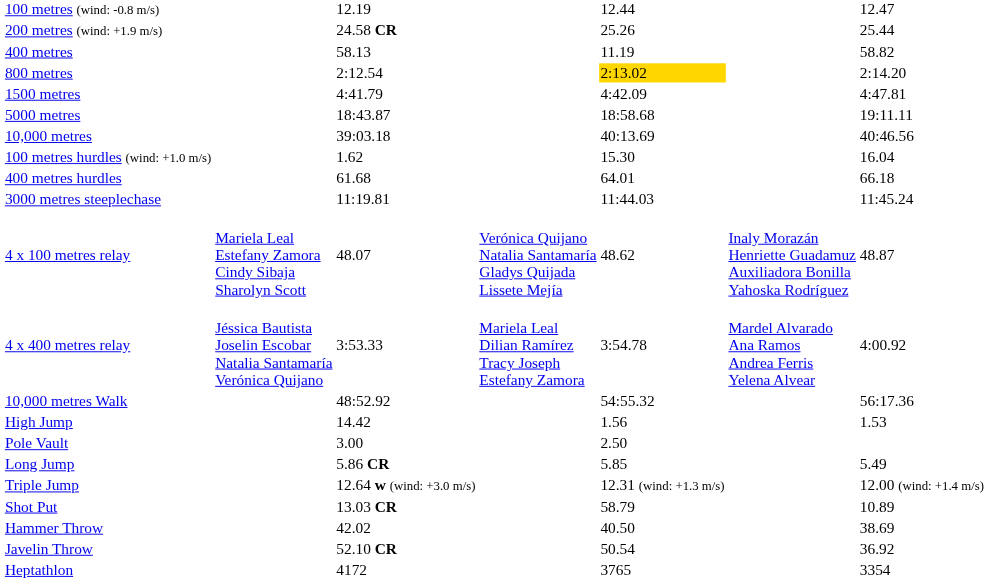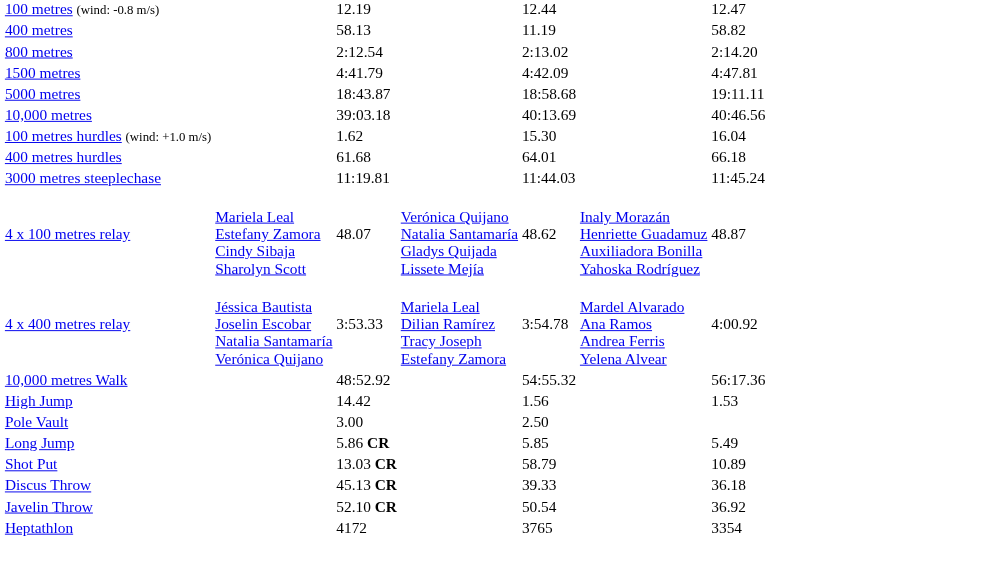- row: (84, 30)
(624, 72) gold background -> (545, 51) no background
- row: (42, 485)
+ row: (48, 485)
- row: (54, 527)
